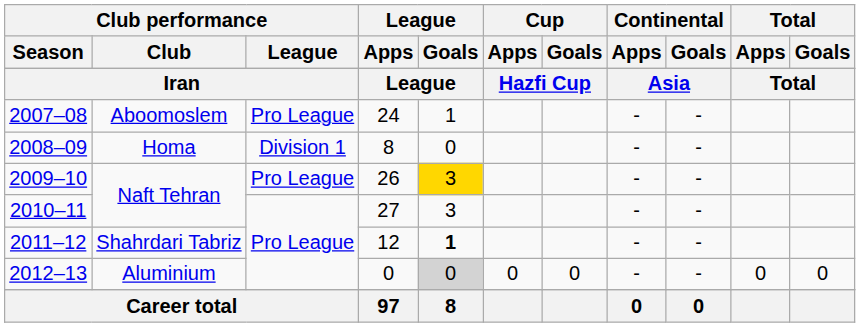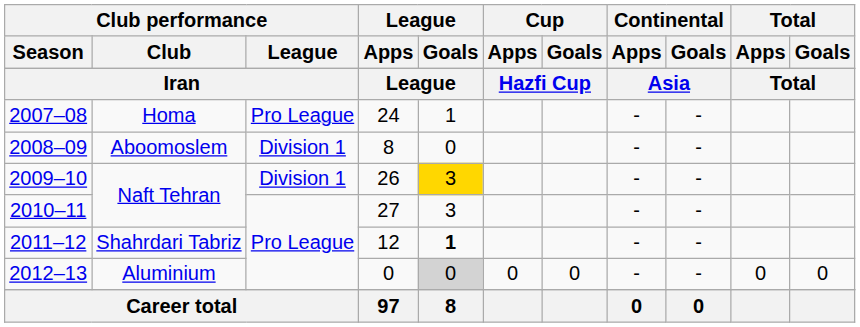(169, 115) Aboomoslem -> (169, 115) Homa
(169, 147) Homa -> (169, 147) Aboomoslem
(303, 178) Pro League -> (303, 178) Division 1
